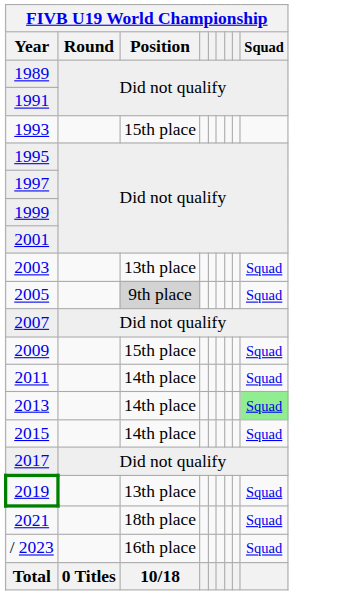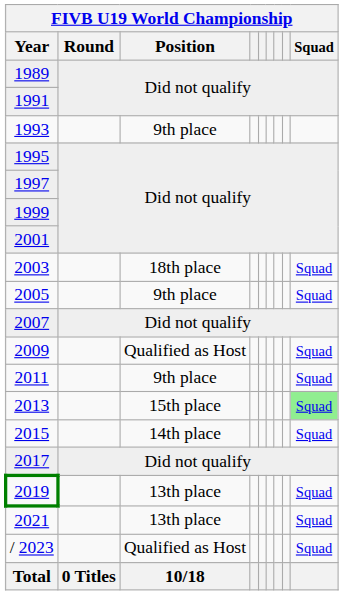(160, 128) 15th place -> (185, 128) 9th place
(160, 267) 13th place -> (185, 267) 18th place
(160, 294) lightgrey background -> (185, 294) no background
(160, 350) 15th place -> (185, 350) Qualified as Host
(160, 377) 14th place -> (185, 377) 9th place
(160, 405) 14th place -> (185, 405) 15th place
(160, 520) 18th place -> (185, 520) 13th place
(160, 548) 16th place -> (185, 548) Qualified as Host
